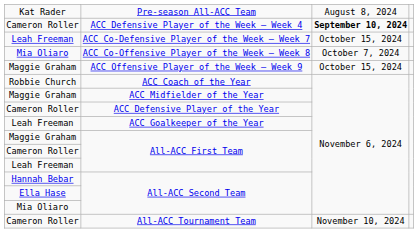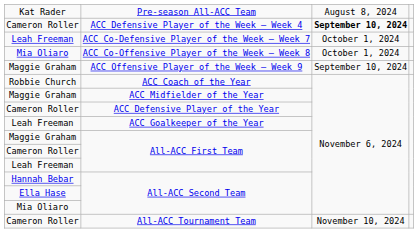(361, 39) October 15, 2024 -> (361, 39) October 1, 2024
(361, 53) October 7, 2024 -> (361, 53) October 1, 2024
(361, 67) October 15, 2024 -> (361, 67) September 10, 2024
